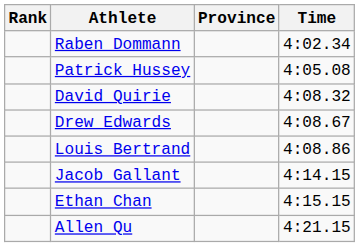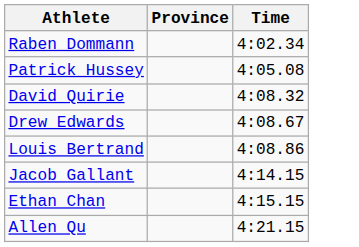- column: (28, 18)
